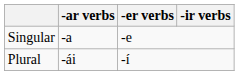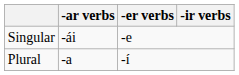(67, 37) -a -> (69, 37) -ái
(69, 59) -ái -> (67, 59) -a
